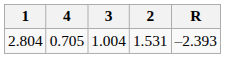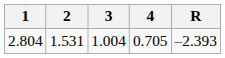columns swapped: (150, 16) <-> (67, 16)
